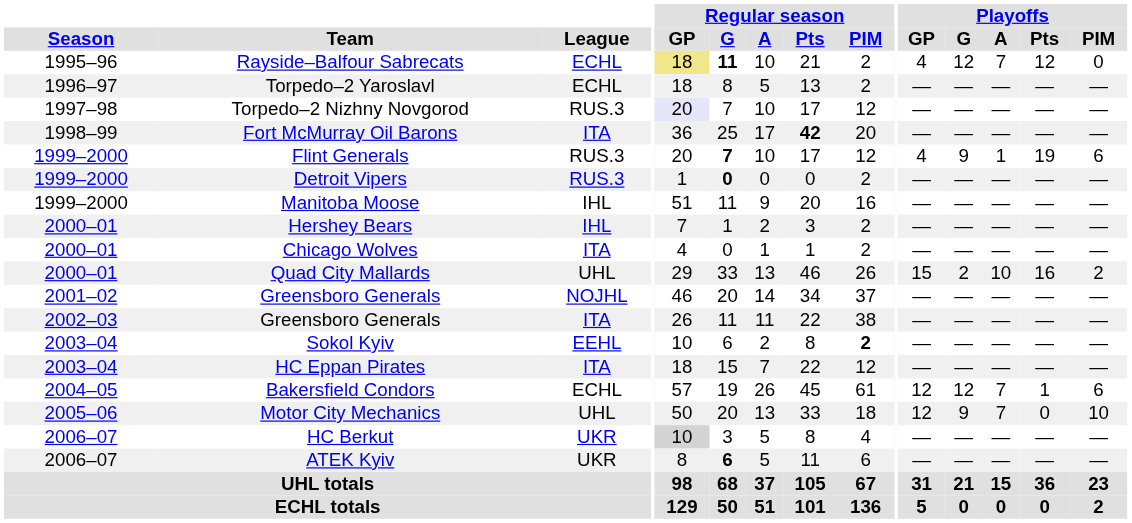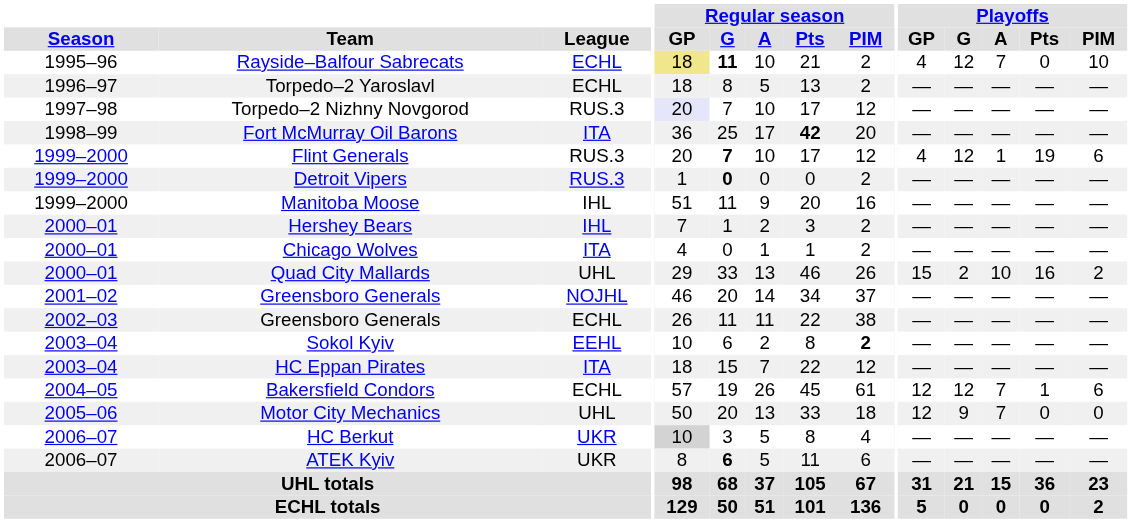(1045, 62) 12 -> (1045, 62) 0
(1099, 62) 0 -> (1099, 62) 10
(964, 156) 9 -> (964, 156) 12
(597, 319) ITA -> (597, 319) ECHL
(1099, 413) 10 -> (1099, 413) 0
